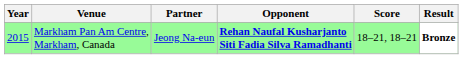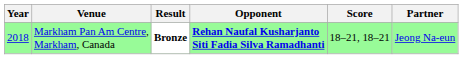columns swapped: (184, 13) <-> (439, 13)
(18, 38) 2015 -> (18, 38) 2018
